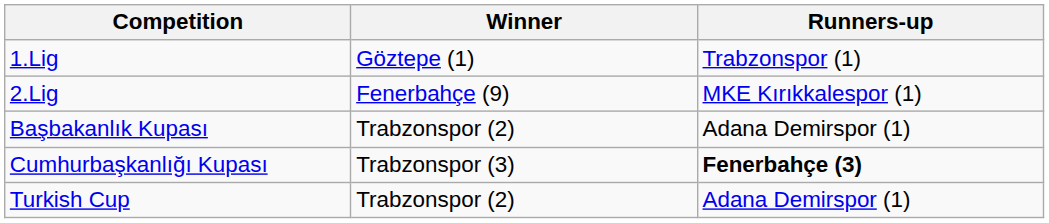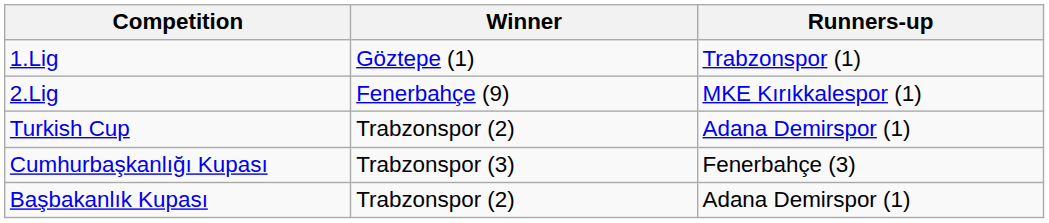rows swapped: (70, 199) <-> (109, 128)
(782, 164) bold -> (779, 164) normal
